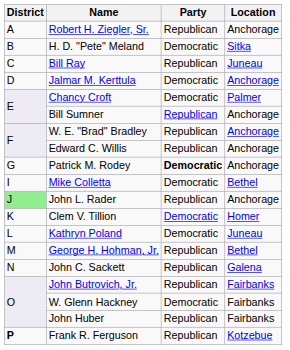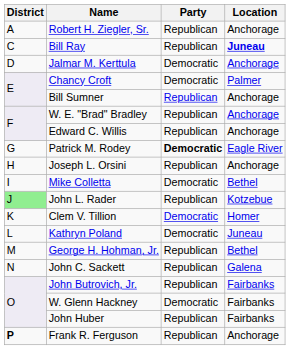- row: (96, 47)
(245, 64) normal -> (246, 47) bold
(253, 166) Anchorage -> (255, 149) Eagle River
+ row: (87, 166)
(253, 200) Anchorage -> (250, 200) Kotzebue
(250, 336) Kotzebue -> (253, 336) Anchorage
